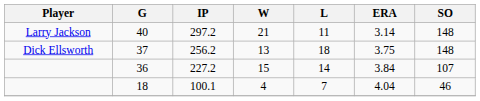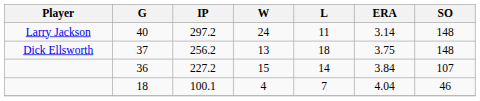(263, 31) 21 -> (263, 31) 24
